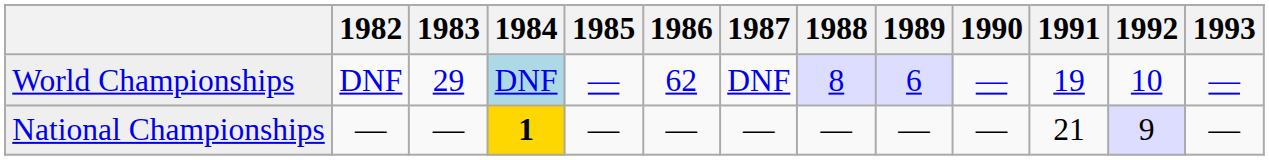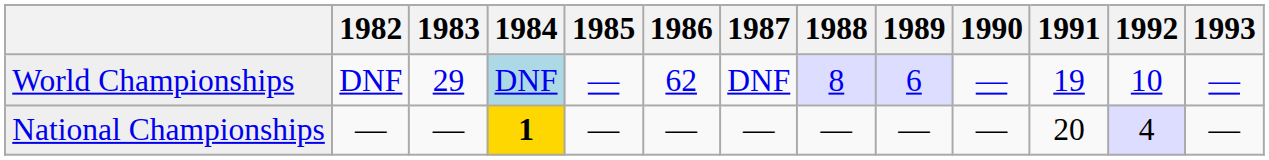(1069, 129) 21 -> (1069, 129) 20
(1147, 129) 9 -> (1147, 129) 4
